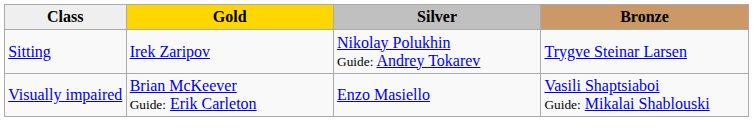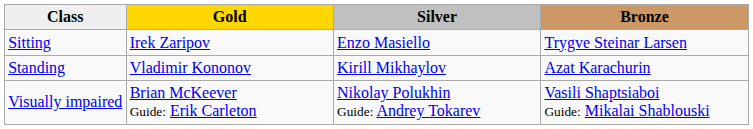(409, 51) Nikolay Polukhin Guide: Andrey Tokarev -> (384, 42) Enzo Masiello
+ row: (37, 67)
(384, 94) Enzo Masiello -> (409, 102) Nikolay Polukhin Guide: Andrey Tokarev
